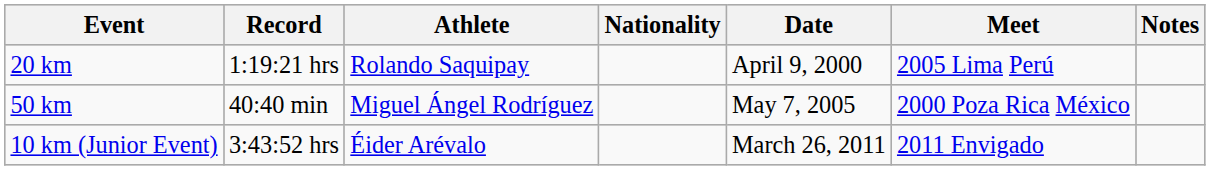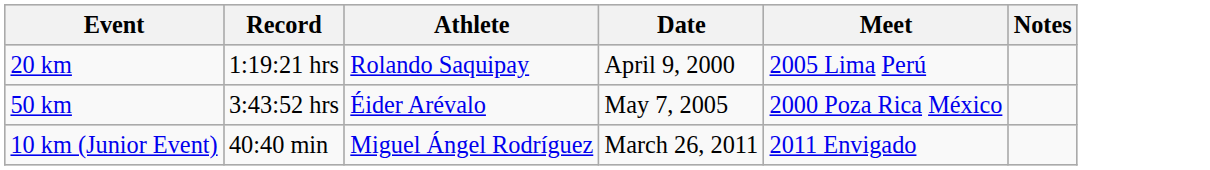- column: (663, 24)
(279, 104) 40:40 min -> (284, 104) 3:43:52 hrs
(472, 104) Miguel Ángel Rodríguez -> (418, 104) Éider Arévalo
(284, 145) 3:43:52 hrs -> (279, 145) 40:40 min
(418, 145) Éider Arévalo -> (472, 145) Miguel Ángel Rodríguez
